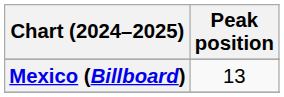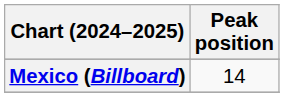(234, 75) 13 -> (234, 75) 14
